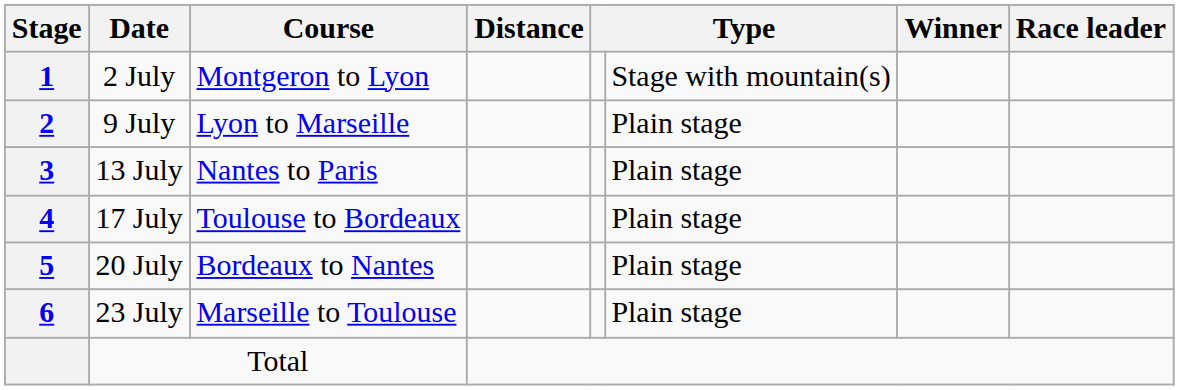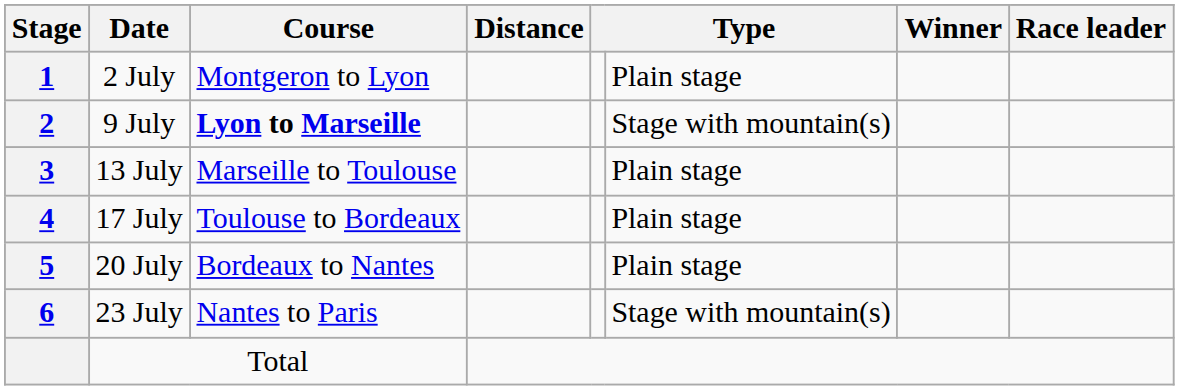(751, 75) Stage with mountain(s) -> (677, 75) Plain stage
(303, 123) normal -> (309, 123) bold
(677, 123) Plain stage -> (751, 123) Stage with mountain(s)
(287, 170) Nantes to Paris -> (326, 170) Marseille to Toulouse
(326, 312) Marseille to Toulouse -> (287, 312) Nantes to Paris
(677, 312) Plain stage -> (751, 312) Stage with mountain(s)
